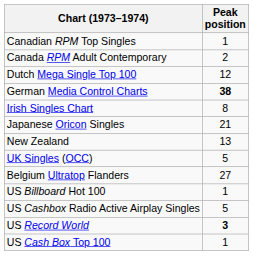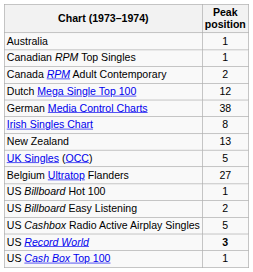+ row: (27, 41)
(225, 91) bold -> (225, 108) normal
- row: (65, 125)
+ row: (72, 208)
